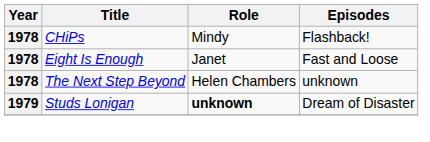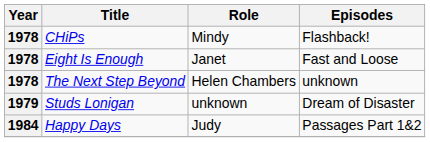(222, 103) bold -> (219, 103) normal
+ row: (83, 125)
